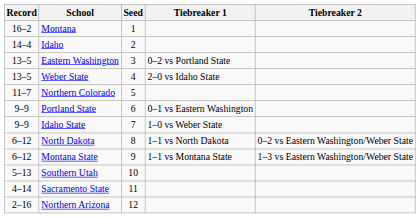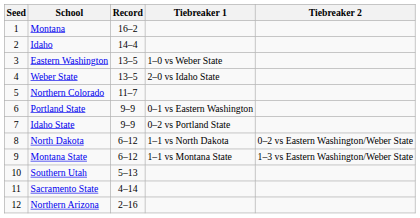columns swapped: (133, 12) <-> (22, 12)
(189, 60) 0–2 vs Portland State -> (185, 60) 1–0 vs Weber State
(185, 124) 1–0 vs Weber State -> (189, 124) 0–2 vs Portland State
